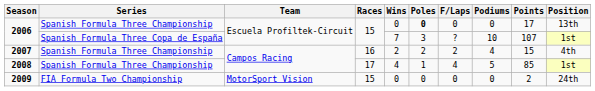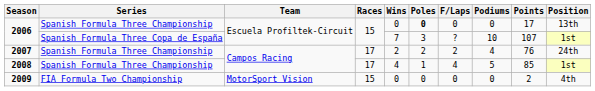(370, 52) 16 -> (370, 52) 17
(529, 52) 15 -> (529, 52) 76
(568, 52) 4th -> (568, 52) 24th
(568, 79) 24th -> (568, 79) 4th
